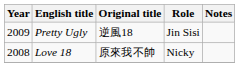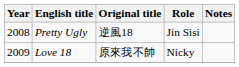(18, 32) 2009 -> (18, 32) 2008
(18, 52) 2008 -> (18, 52) 2009
